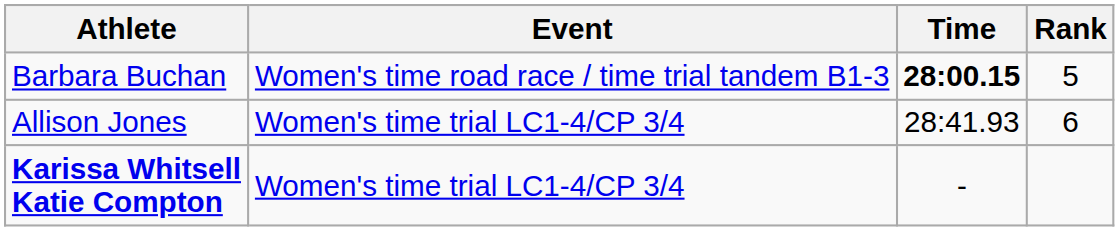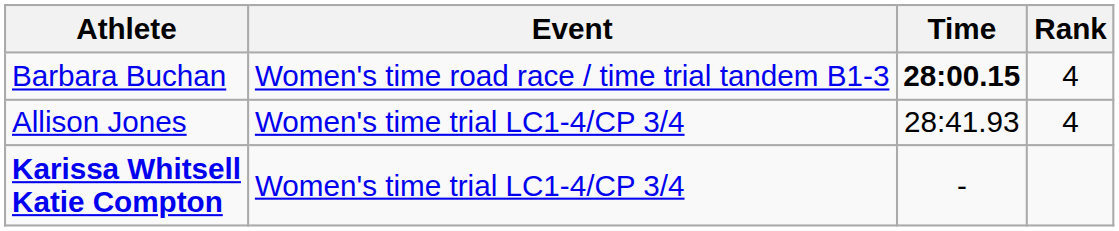(1071, 76) 5 -> (1071, 76) 4
(1071, 123) 6 -> (1071, 123) 4
